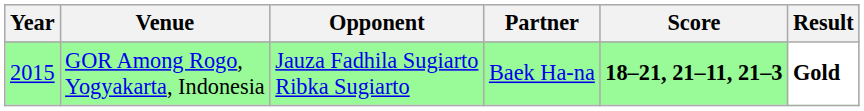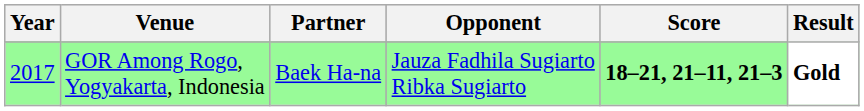columns swapped: (542, 23) <-> (377, 23)
(32, 73) 2015 -> (32, 73) 2017
